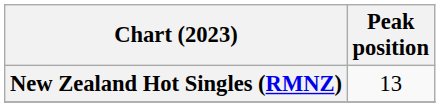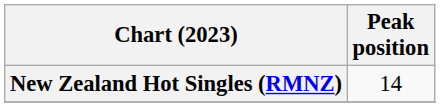(391, 83) 13 -> (391, 83) 14
